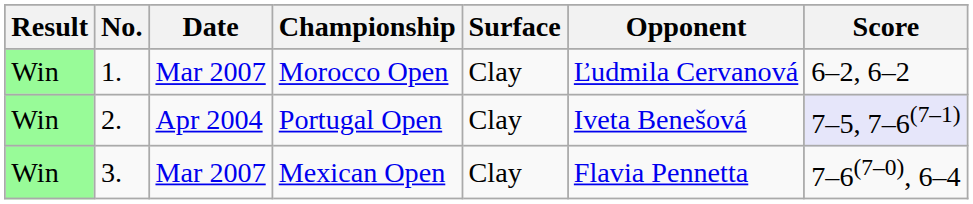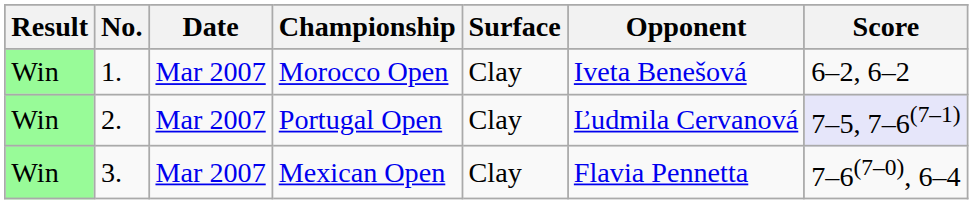(686, 71) Ľudmila Cervanová -> (660, 71) Iveta Benešová
(209, 119) Apr 2004 -> (211, 119) Mar 2007
(660, 119) Iveta Benešová -> (686, 119) Ľudmila Cervanová
